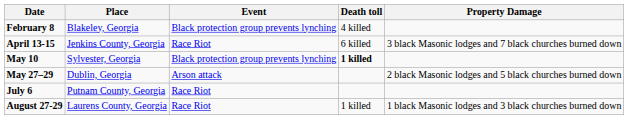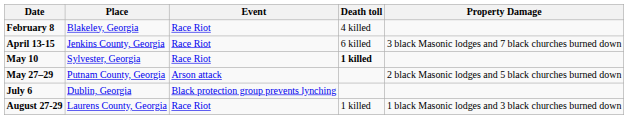(254, 28) Black protection group prevents lynching -> (191, 28) Race Riot
(254, 59) Black protection group prevents lynching -> (191, 59) Race Riot
(99, 75) Dublin, Georgia -> (116, 75) Putnam County, Georgia
(116, 91) Putnam County, Georgia -> (99, 91) Dublin, Georgia
(191, 91) Race Riot -> (254, 91) Black protection group prevents lynching
